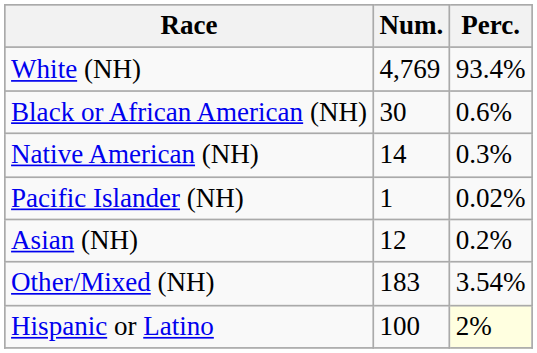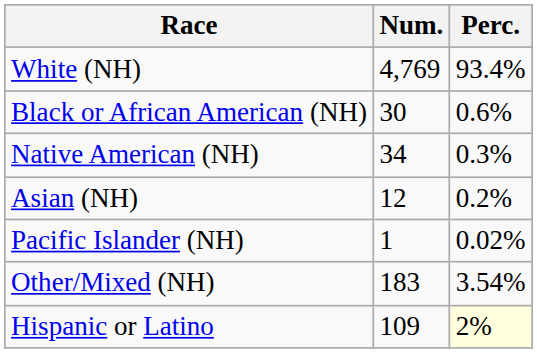(393, 154) 14 -> (393, 154) 34
rows swapped: (75, 240) <-> (127, 197)
(400, 326) 100 -> (400, 326) 109
